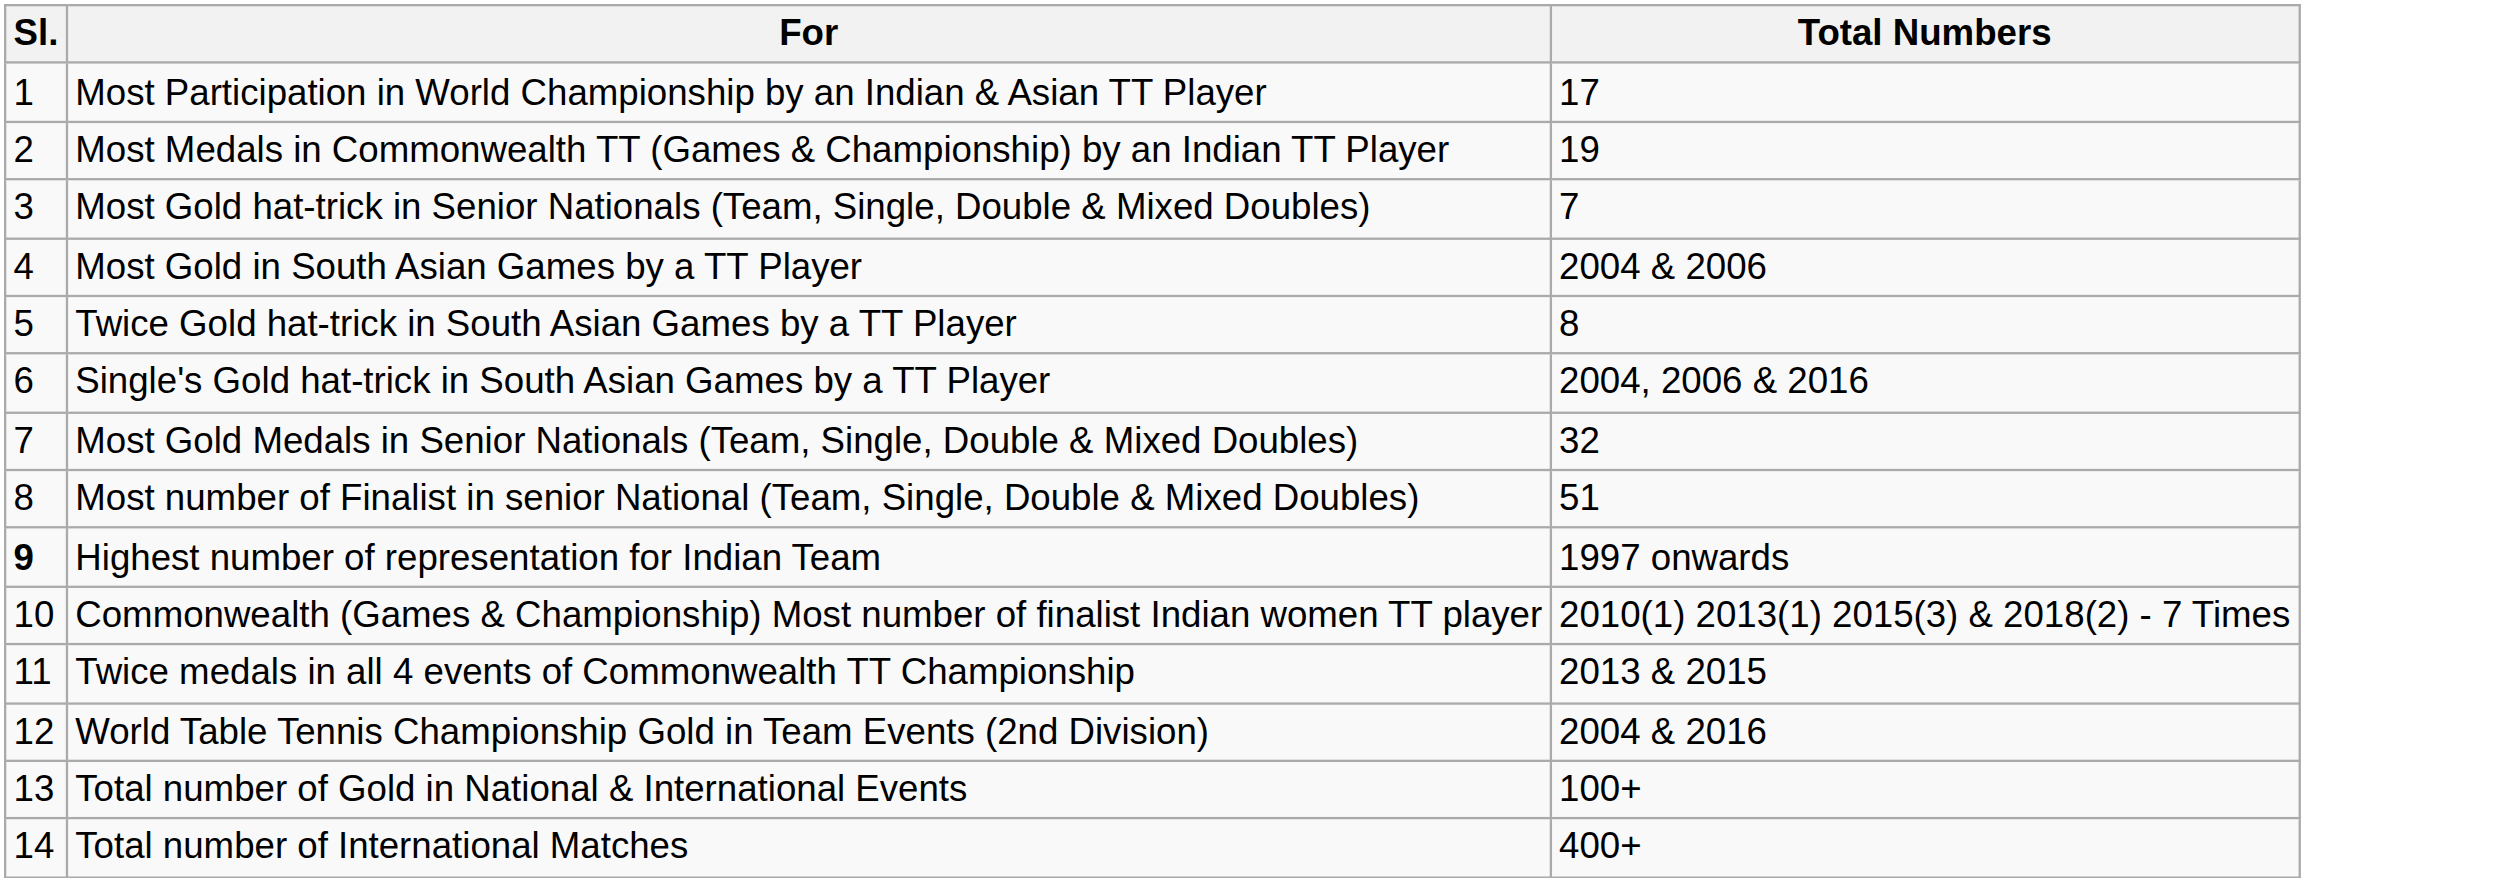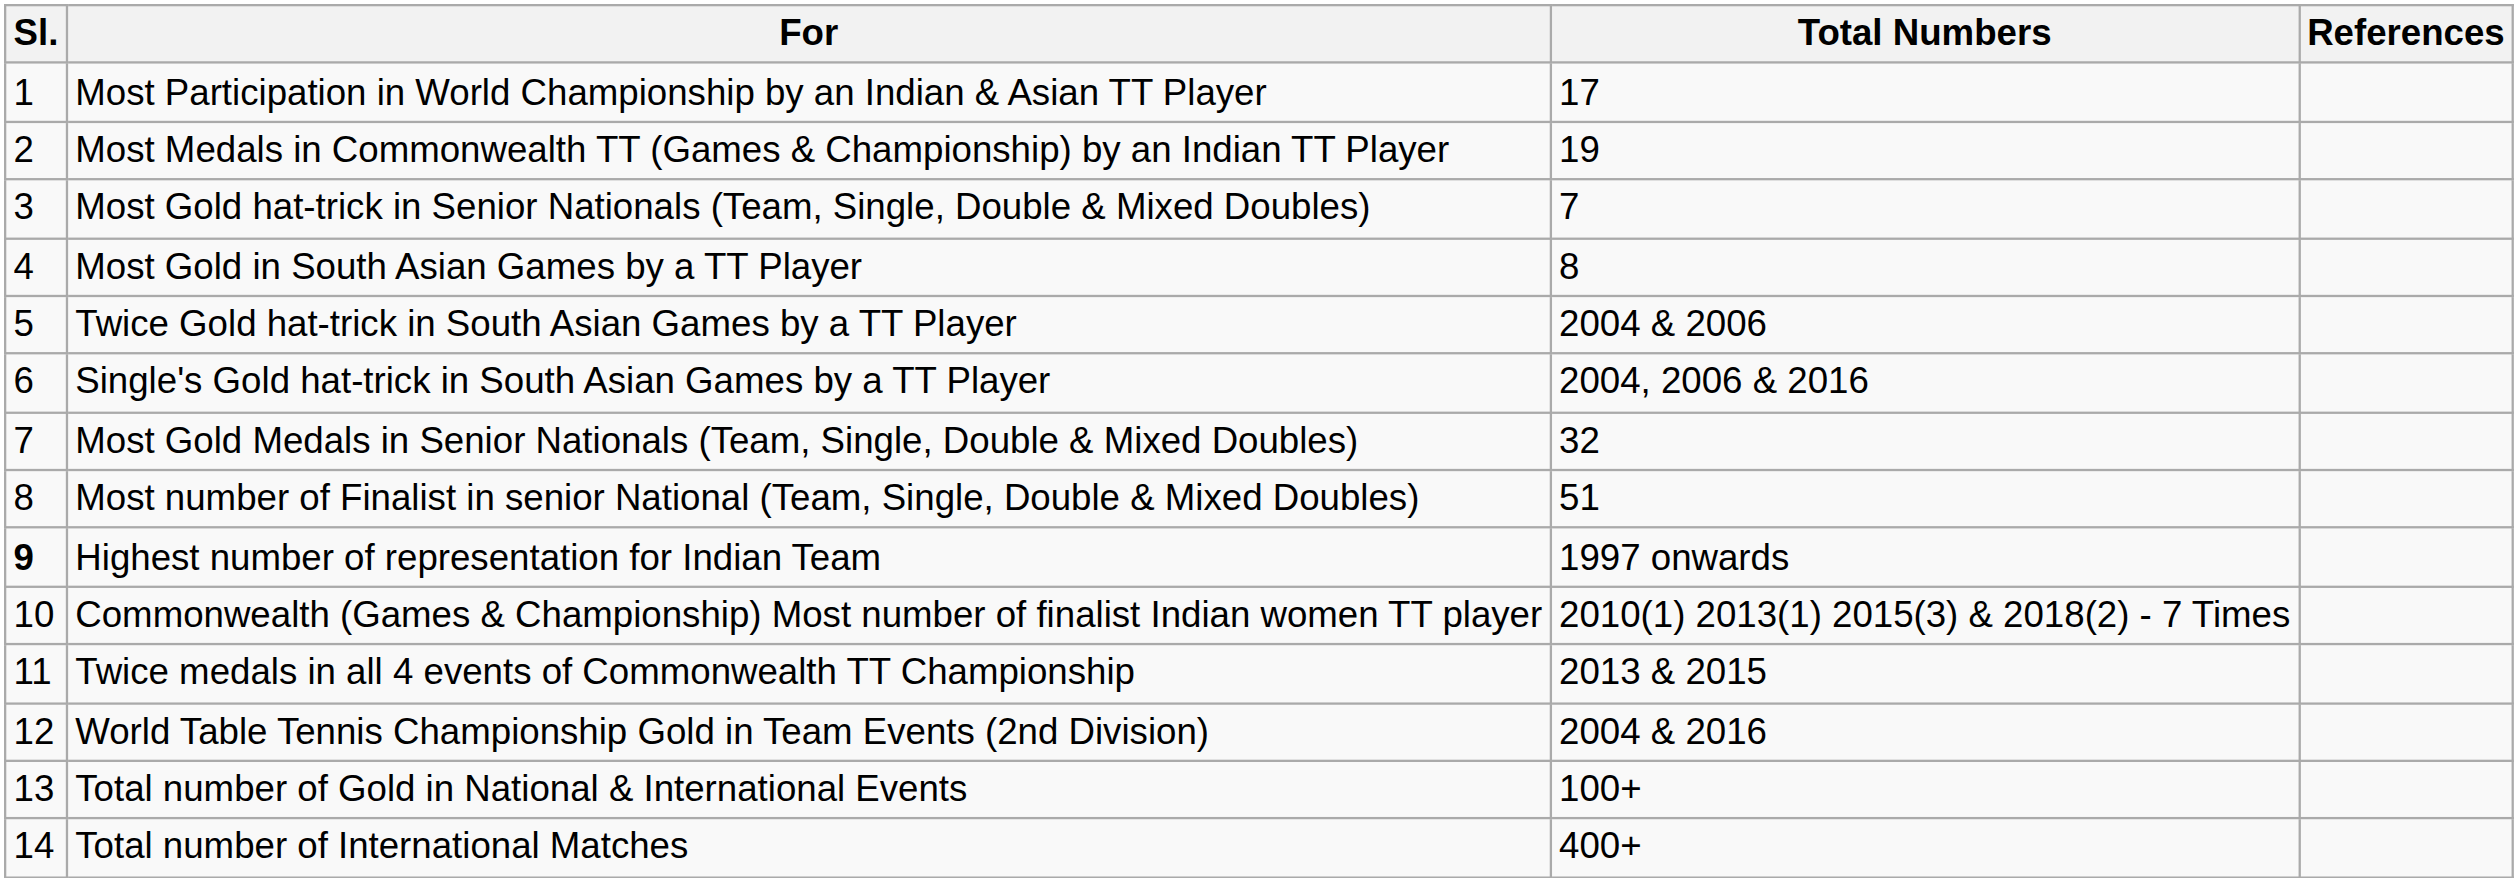+ column: (2406, 33)
(1663, 265) 2004 & 2006 -> (1569, 265) 8
(1569, 324) 8 -> (1663, 324) 2004 & 2006
